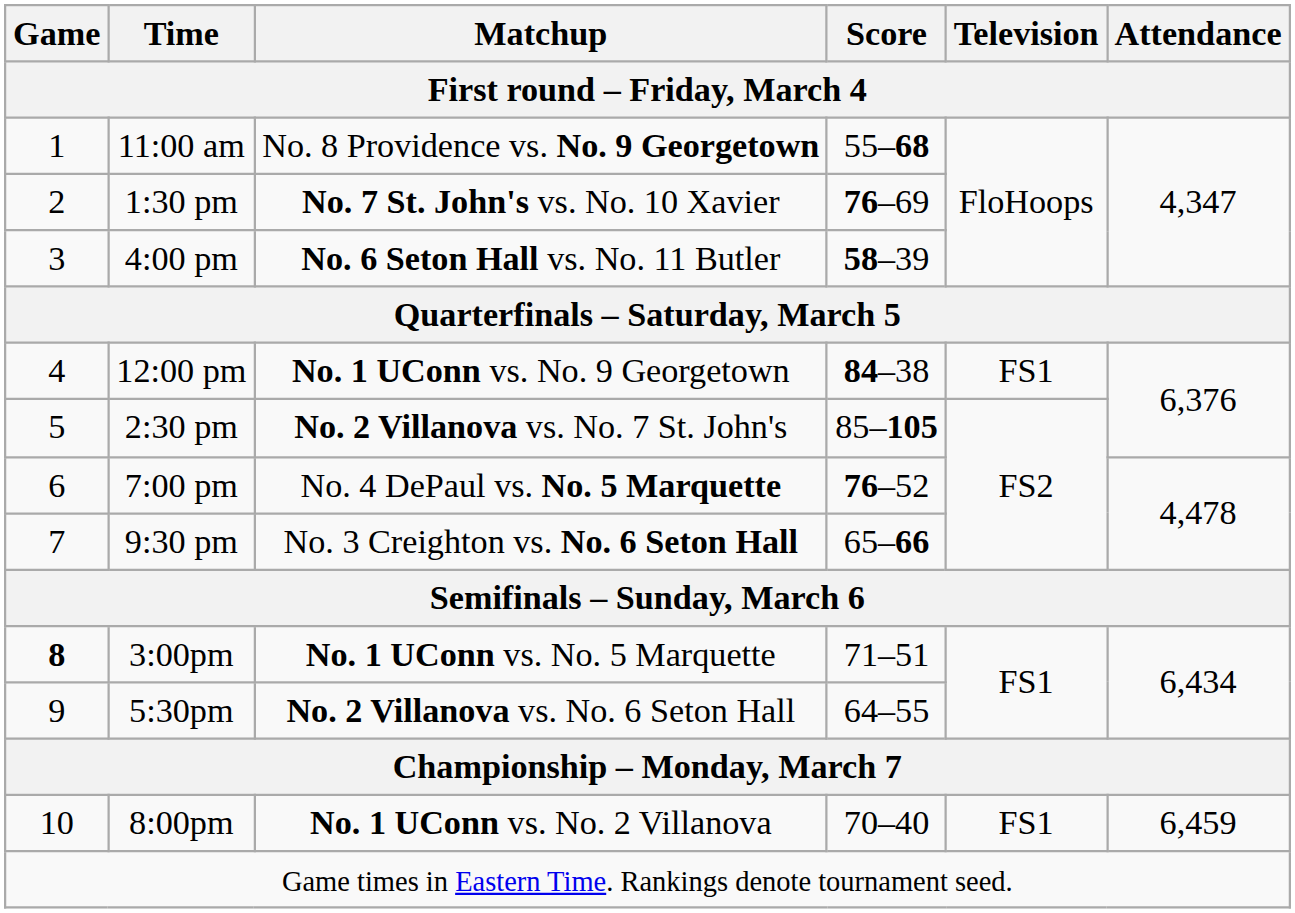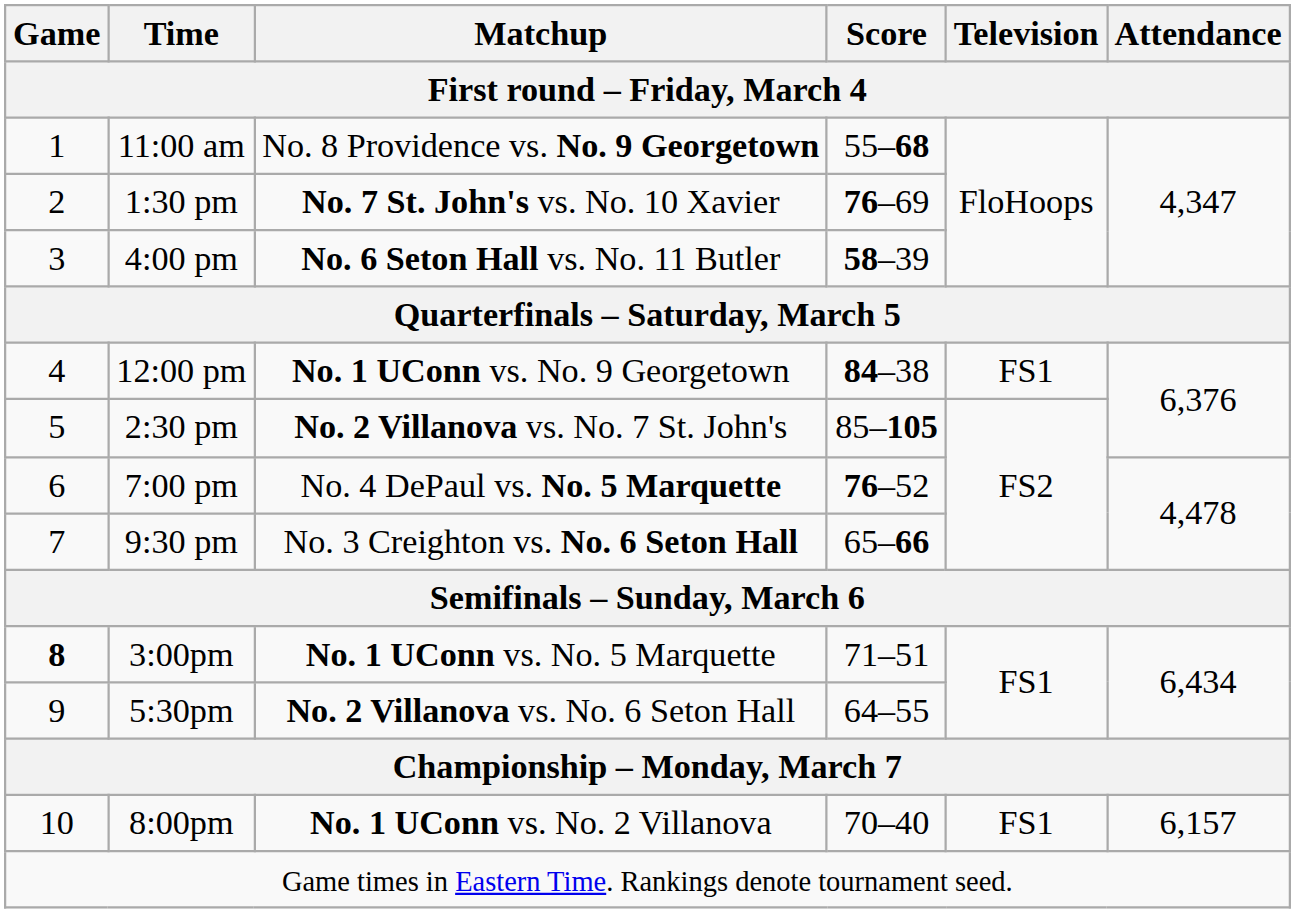(1198, 822) 6,459 -> (1198, 822) 6,157
